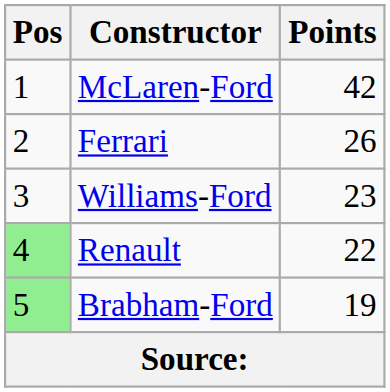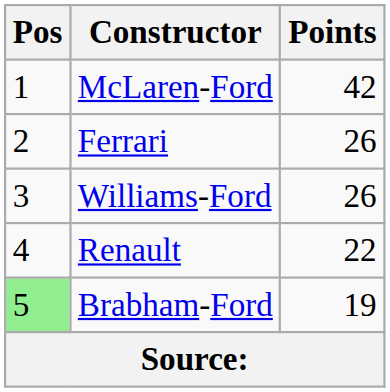(360, 195) 23 -> (360, 195) 26
(21, 250) lightgreen background -> (21, 250) no background
